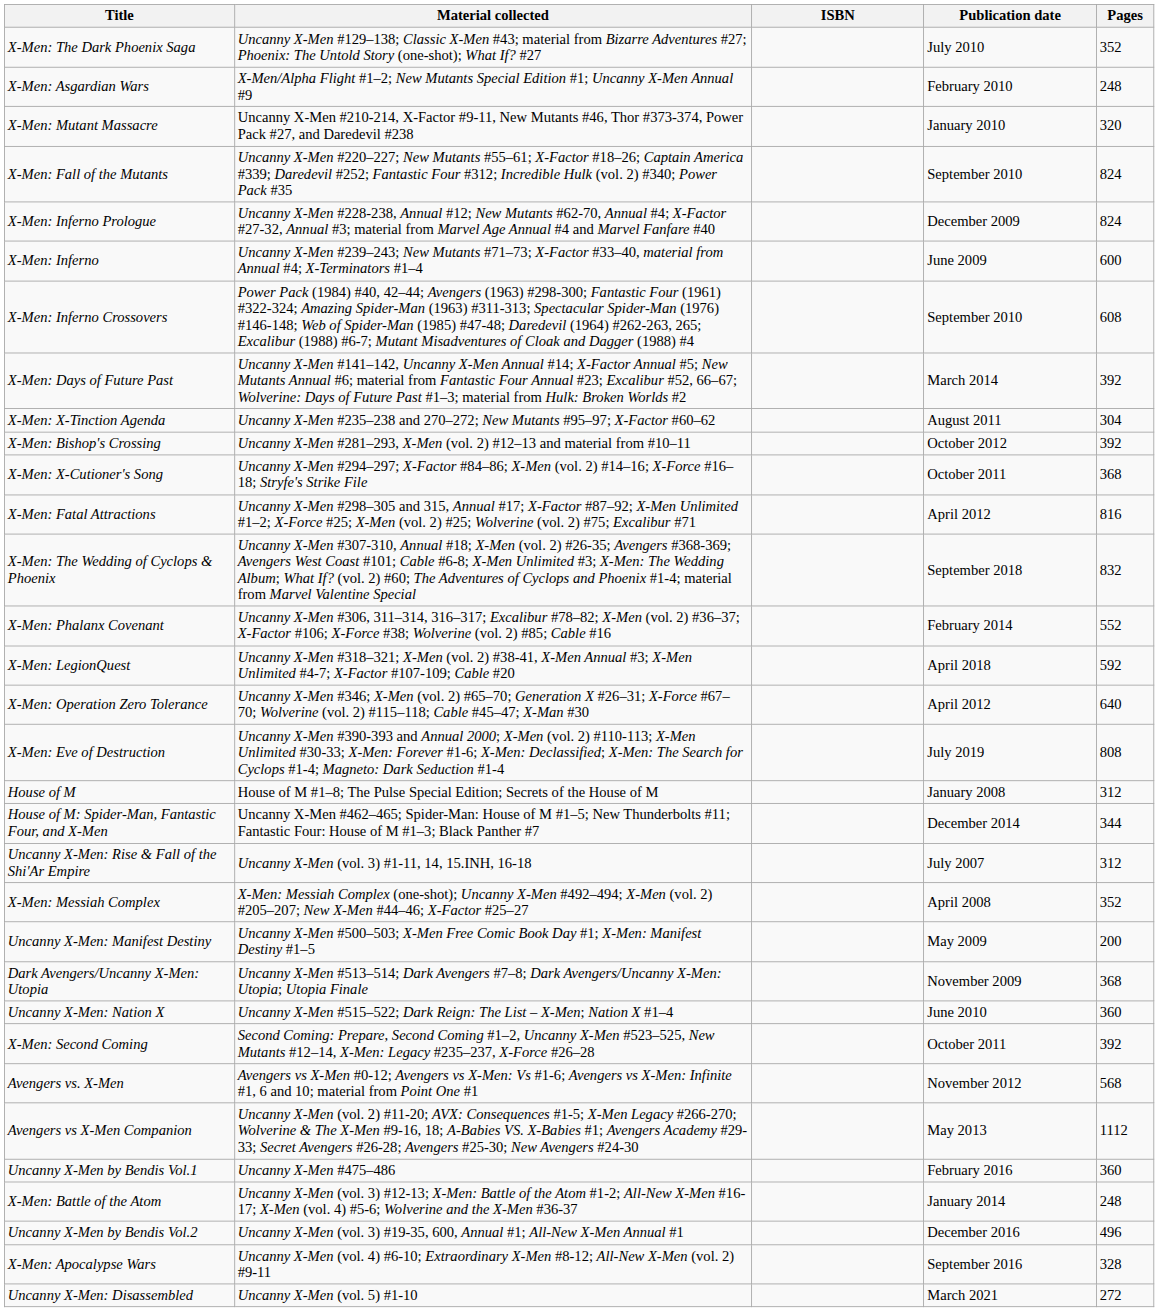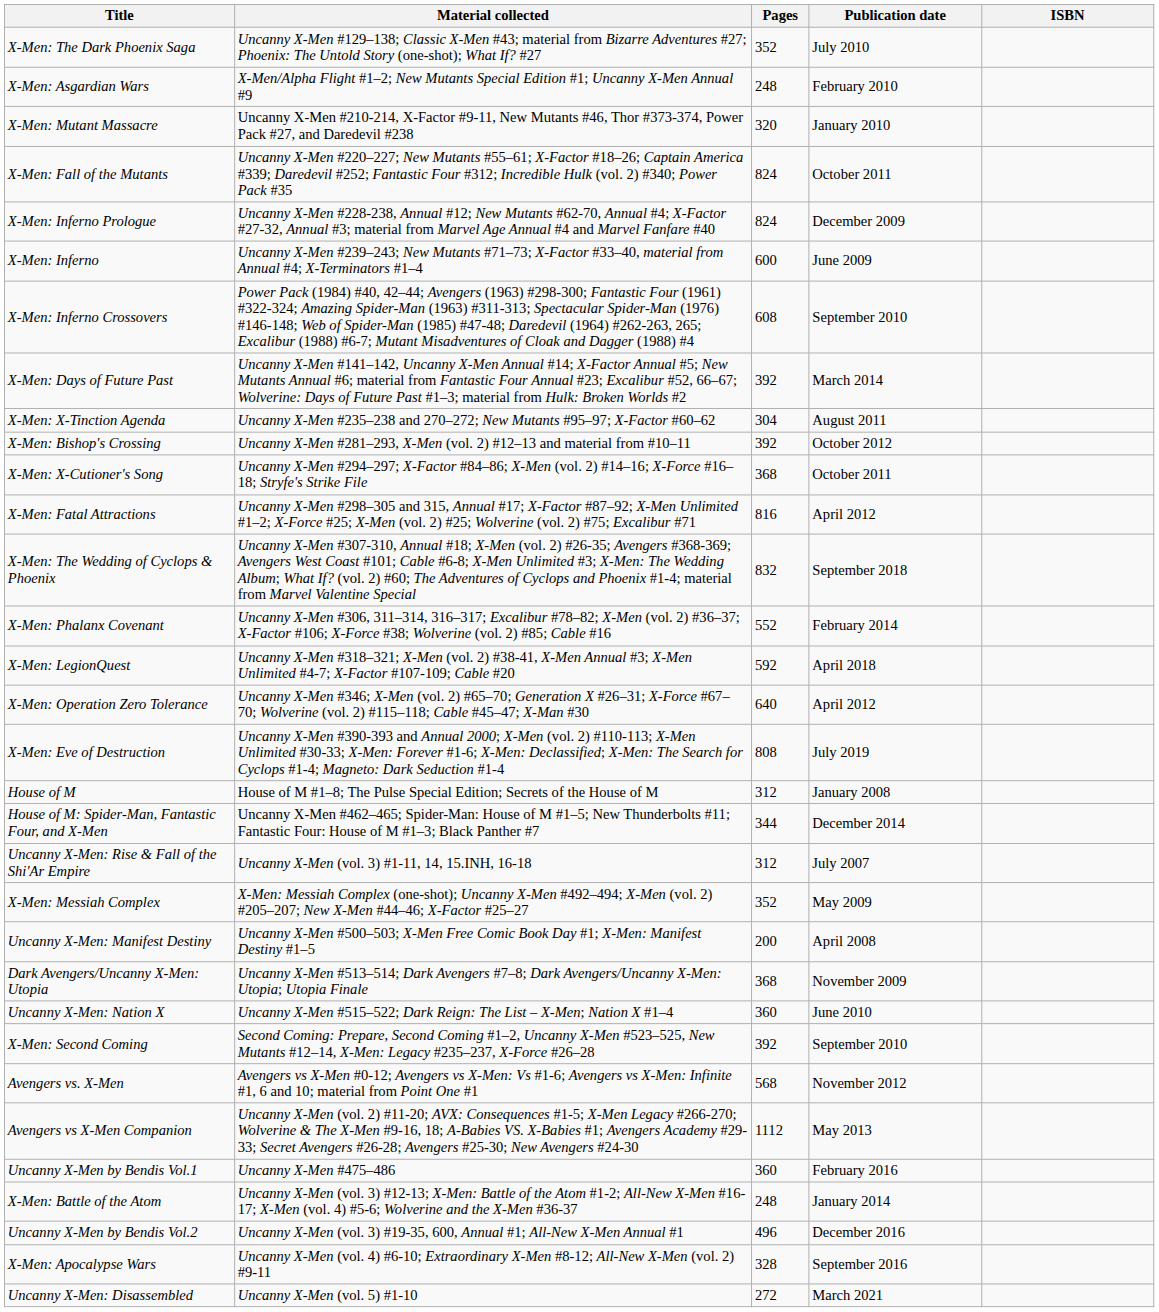columns swapped: (1125, 16) <-> (838, 16)
(975, 173) September 2010 -> (852, 173) October 2011
(959, 902) April 2008 -> (842, 902) May 2009
(957, 941) May 2009 -> (844, 941) April 2008
(967, 1043) October 2011 -> (860, 1043) September 2010
